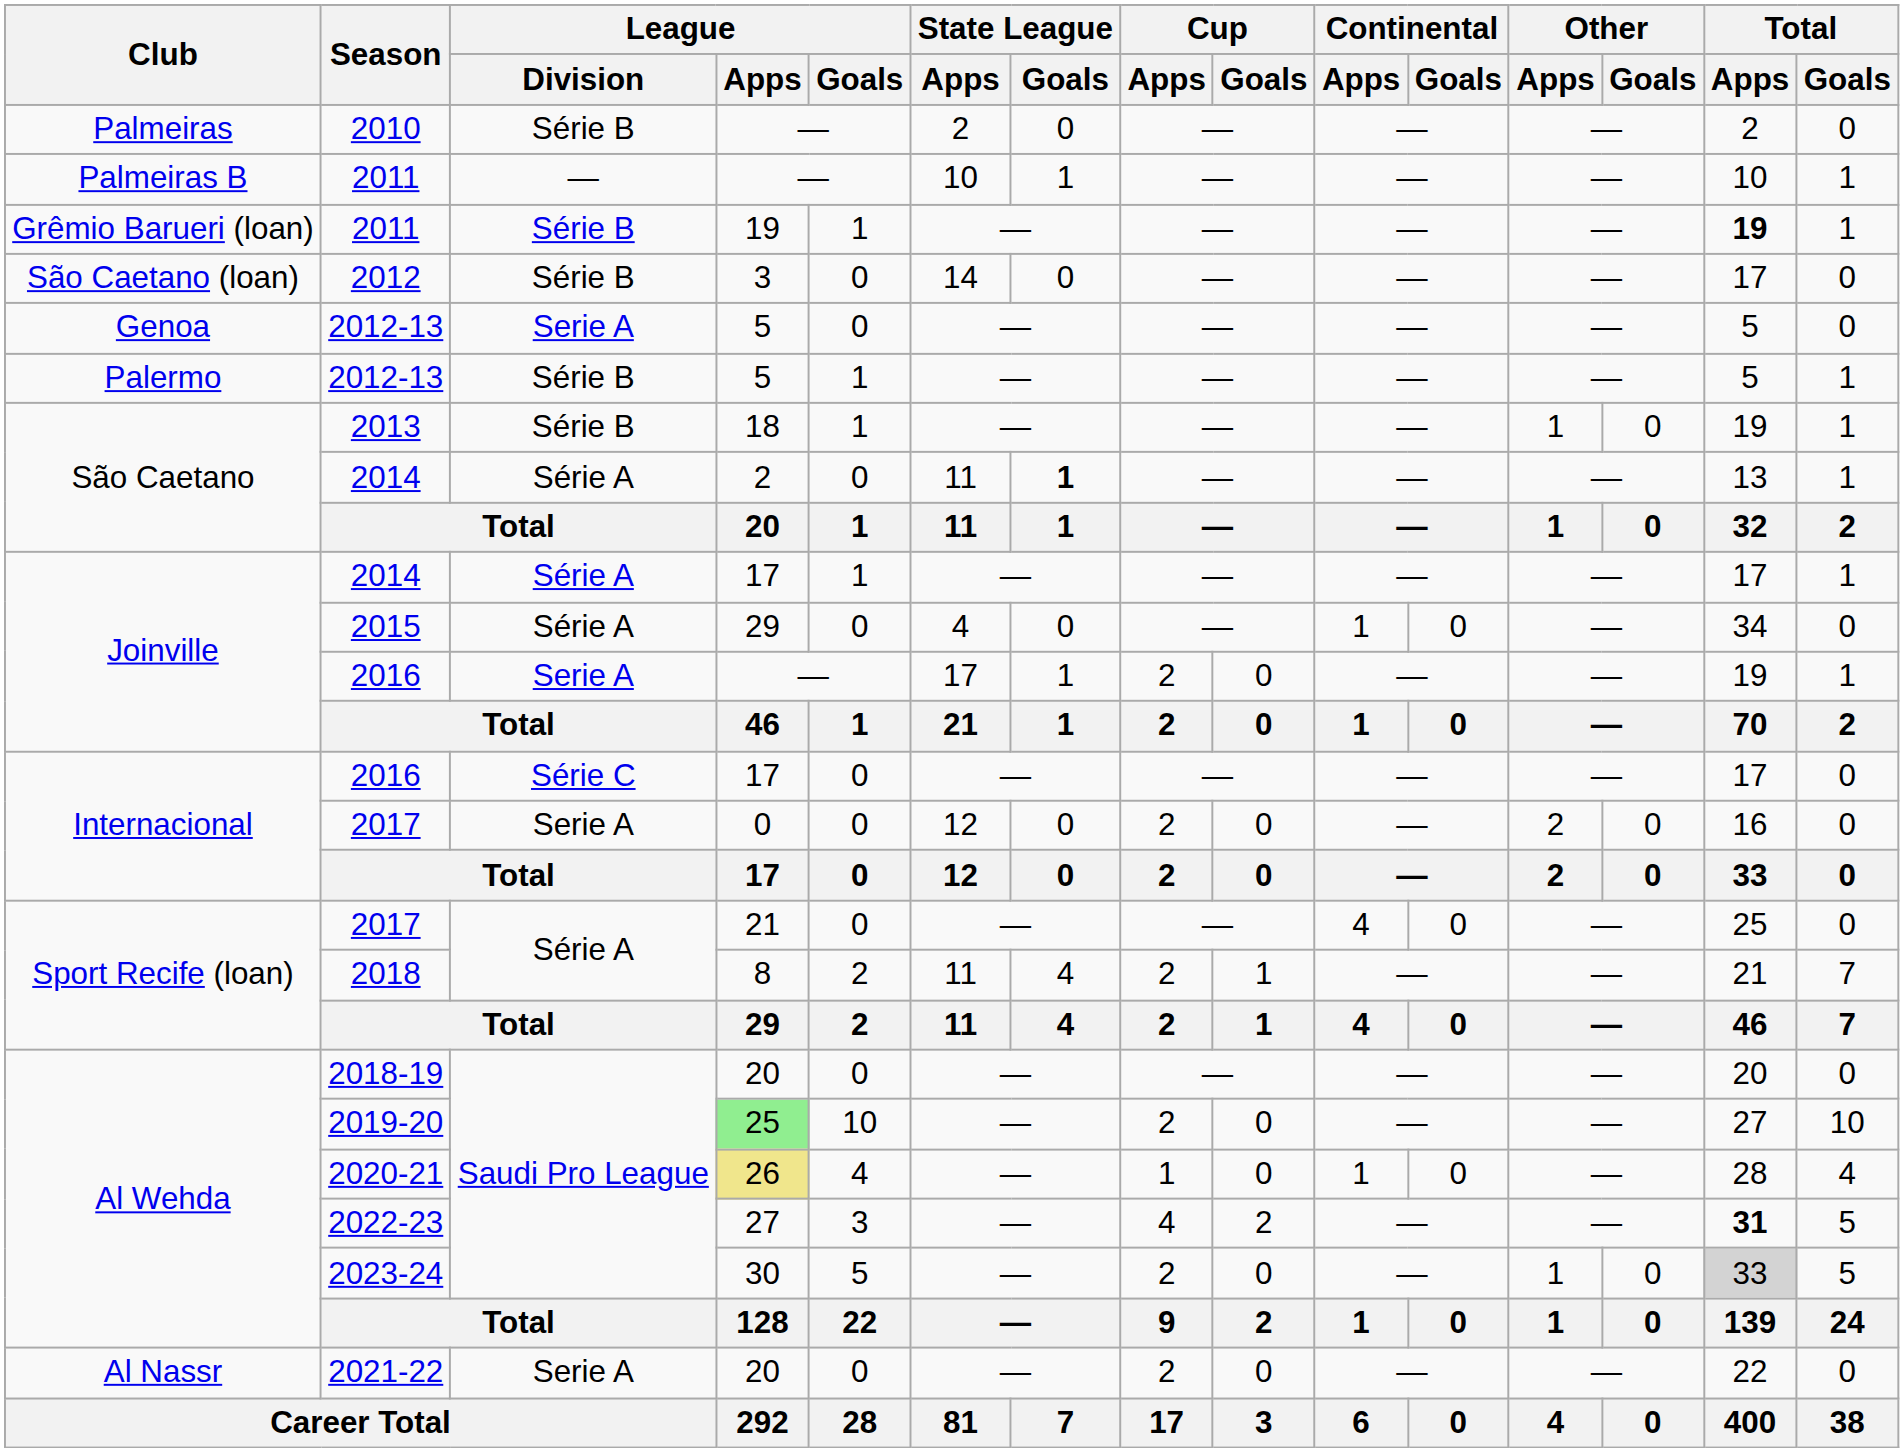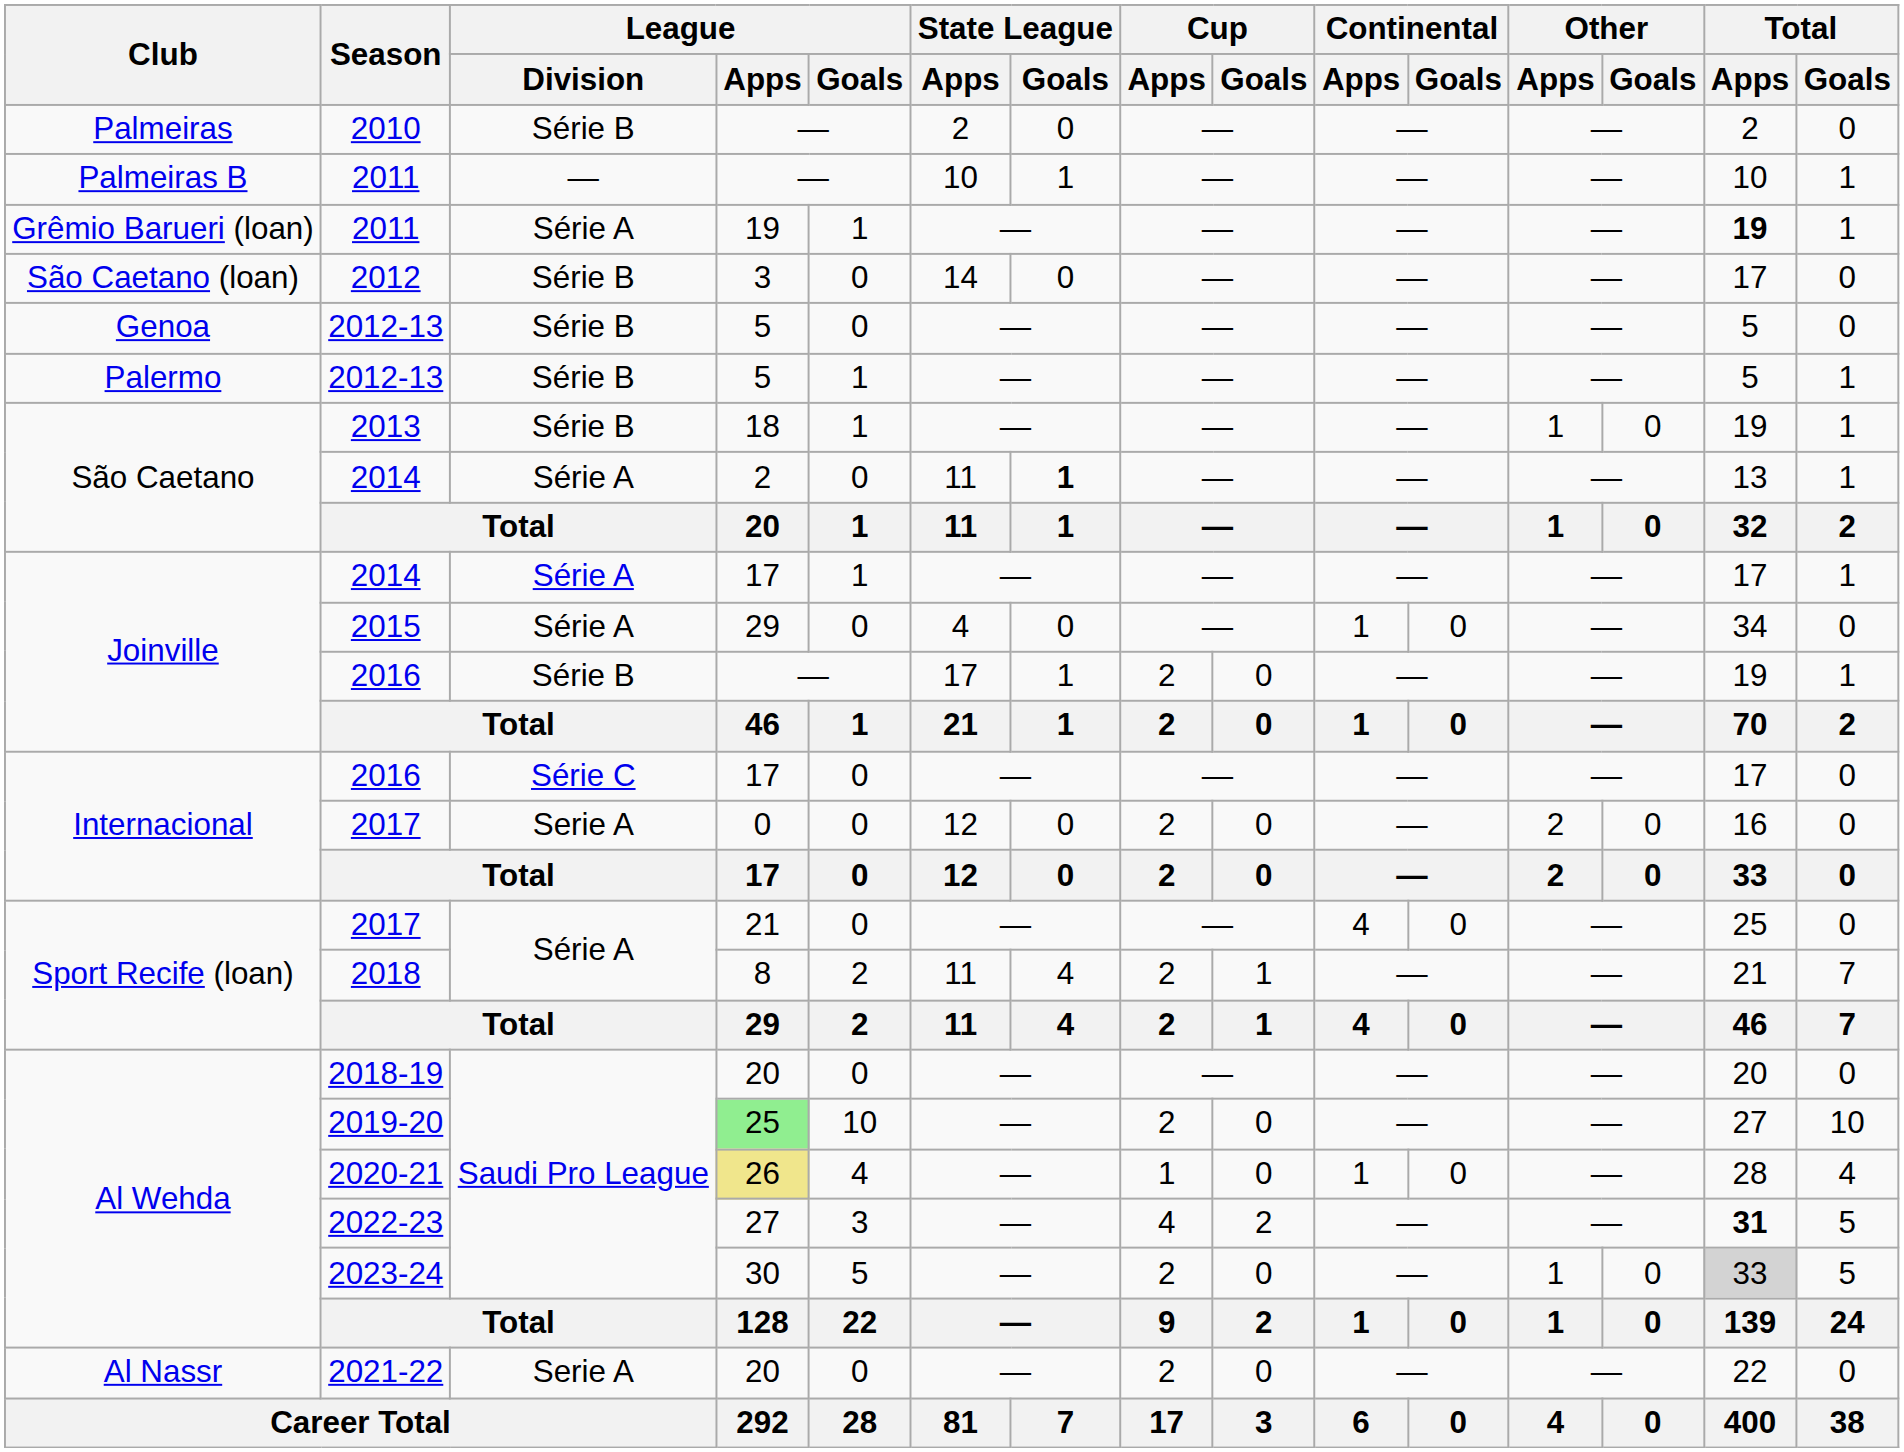(583, 228) Série B -> (583, 228) Série A
(583, 327) Serie A -> (583, 327) Série B
(583, 675) Serie A -> (583, 675) Série B
